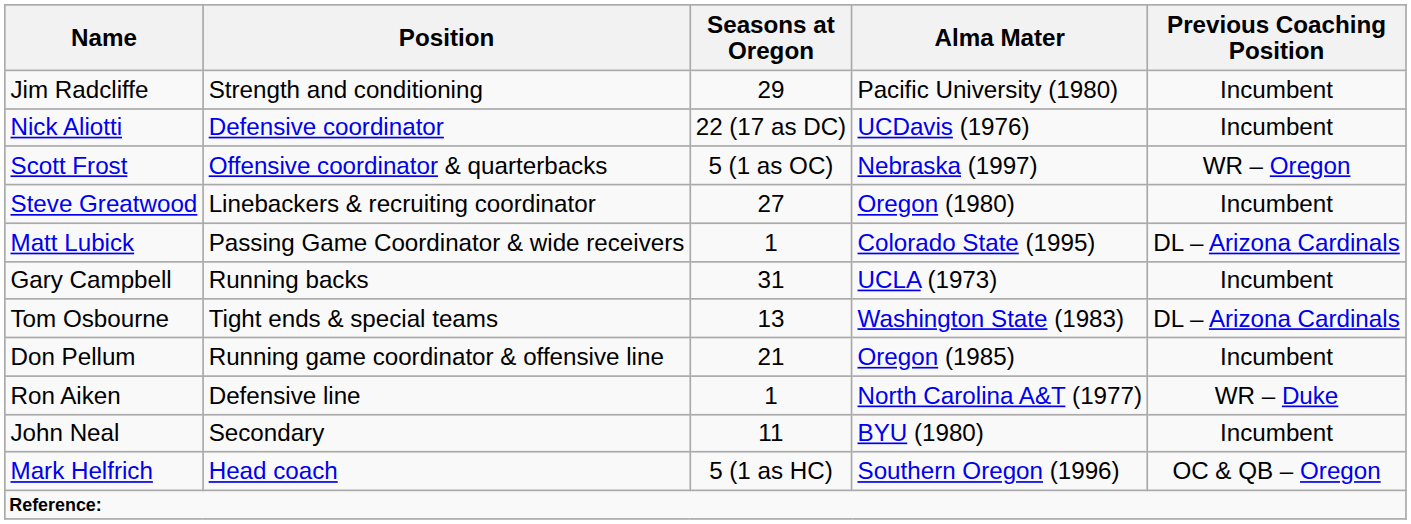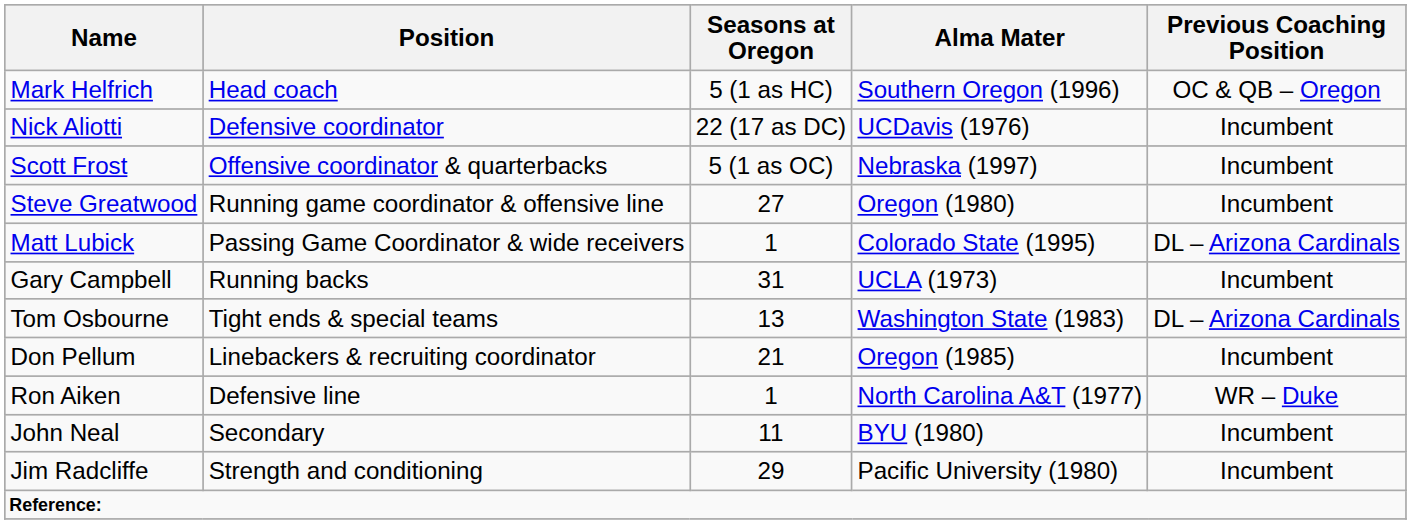rows swapped: (82, 472) <-> (79, 89)
(1277, 166) WR – Oregon -> (1277, 166) Incumbent
(402, 204) Linebackers & recruiting coordinator -> (436, 204) Running game coordinator & offensive line
(436, 357) Running game coordinator & offensive line -> (402, 357) Linebackers & recruiting coordinator
